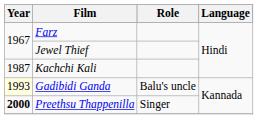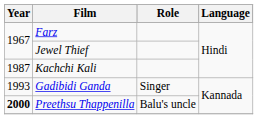(19, 86) lightyellow background -> (19, 86) no background
(168, 86) Balu's uncle -> (155, 86) Singer
(155, 104) Singer -> (168, 104) Balu's uncle
